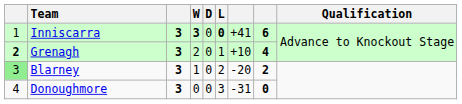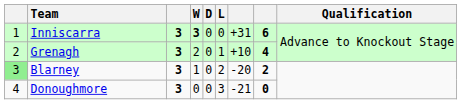(221, 33) bold -> (221, 33) normal
(241, 33) +41 -> (241, 33) +31
(16, 52) bold -> (16, 52) normal
(241, 89) -31 -> (241, 89) -21
